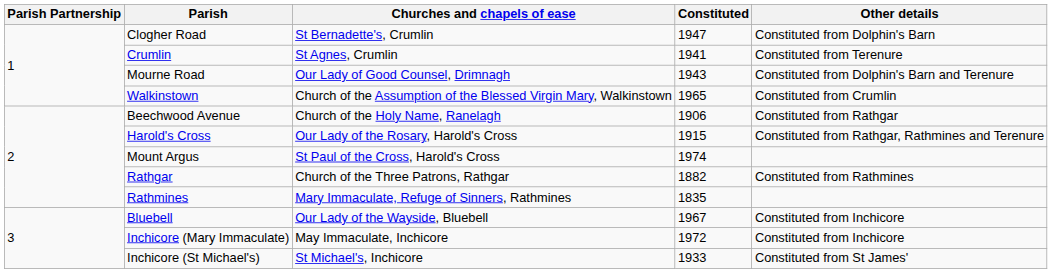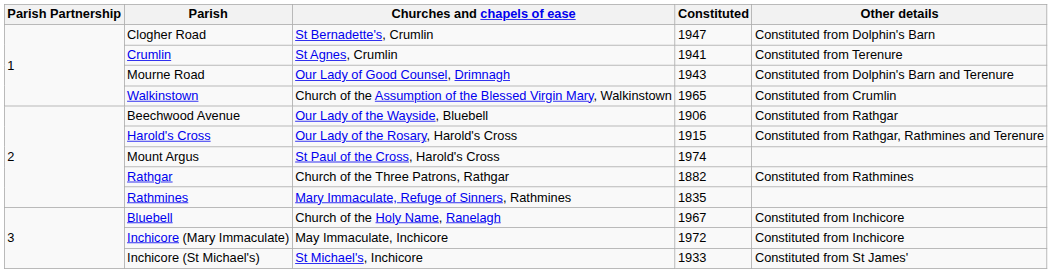(398, 116) Church of the Holy Name, Ranelagh -> (392, 116) Our Lady of the Wayside, Bluebell
(392, 217) Our Lady of the Wayside, Bluebell -> (398, 217) Church of the Holy Name, Ranelagh
